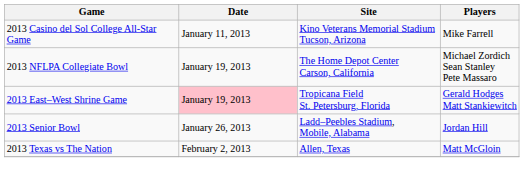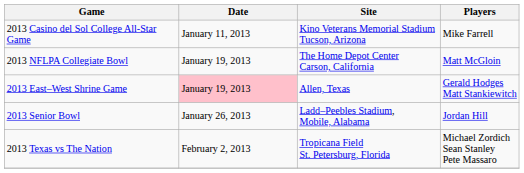(476, 67) Michael Zordich Sean Stanley Pete Massaro -> (472, 61) Matt McGloin
(345, 100) Tropicana Field St. Petersburg, Florida -> (325, 88) Allen, Texas
(325, 149) Allen, Texas -> (345, 149) Tropicana Field St. Petersburg, Florida
(472, 149) Matt McGloin -> (476, 149) Michael Zordich Sean Stanley Pete Massaro
